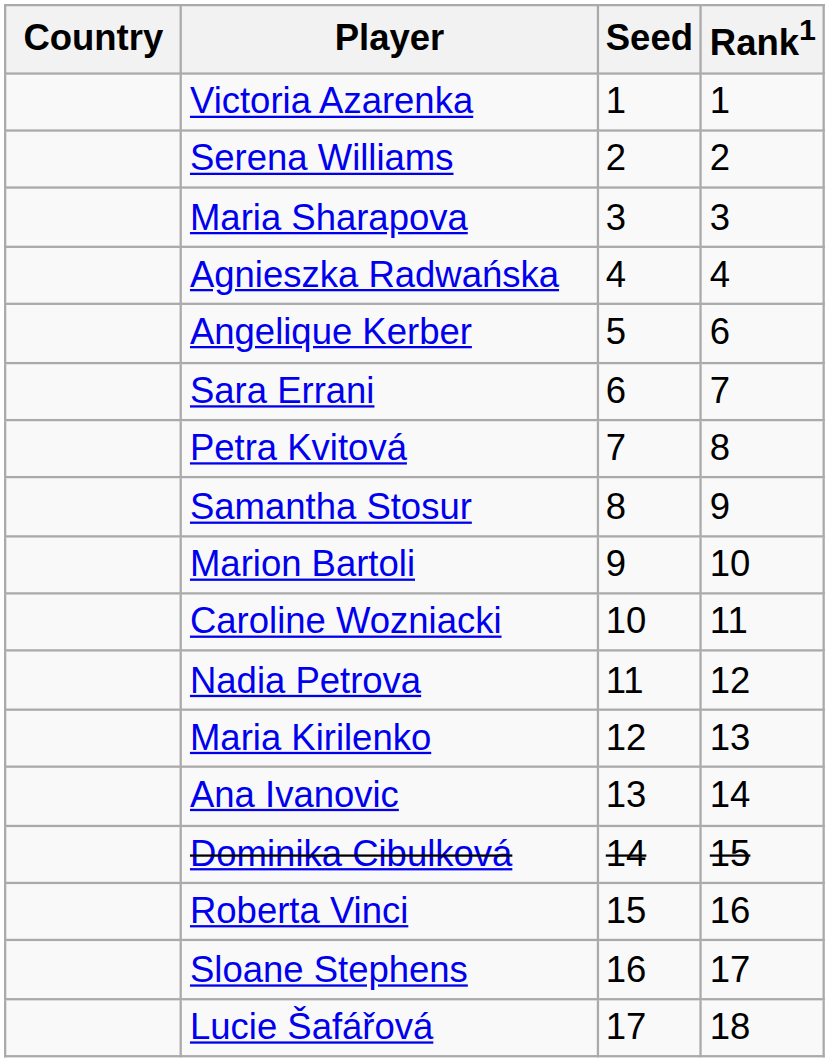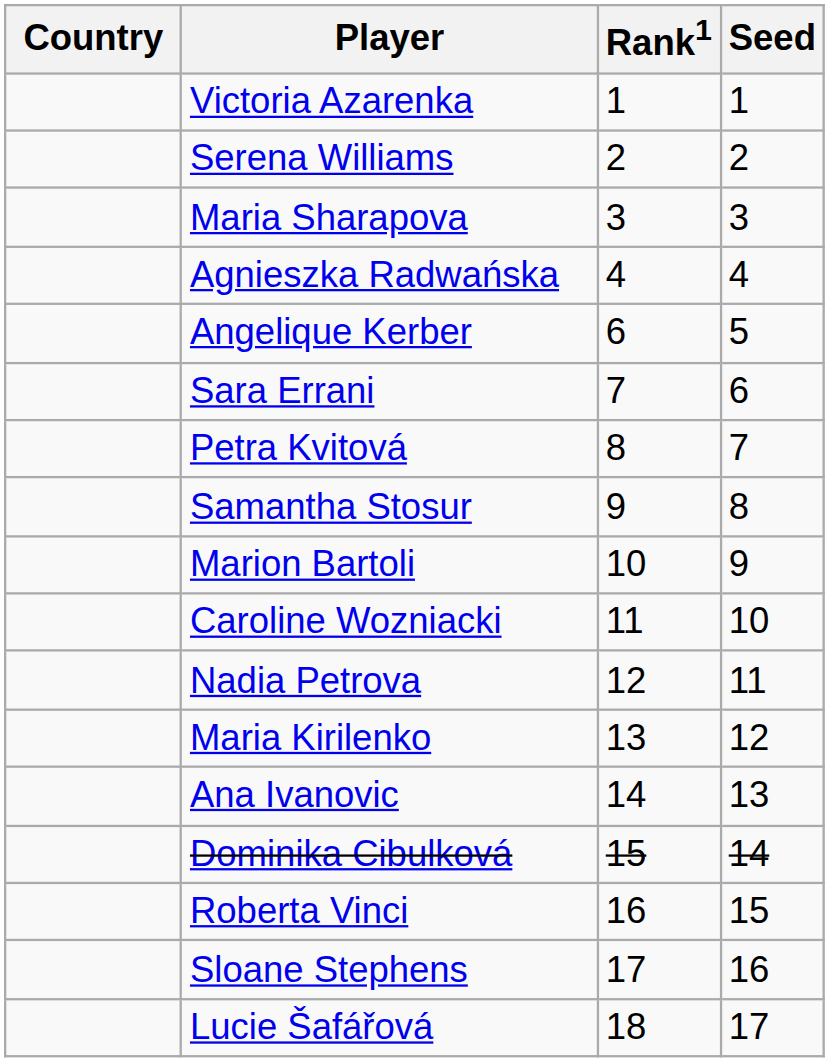columns swapped: (763, 38) <-> (649, 38)
